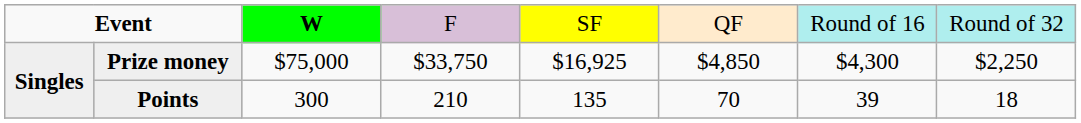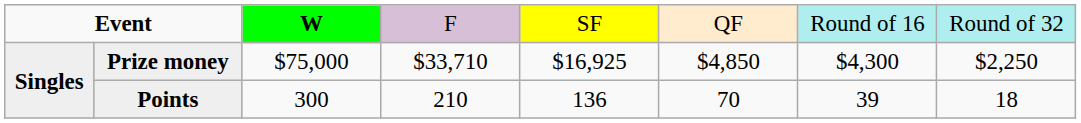(450, 61) $33,750 -> (450, 61) $33,710
(589, 99) 135 -> (589, 99) 136
